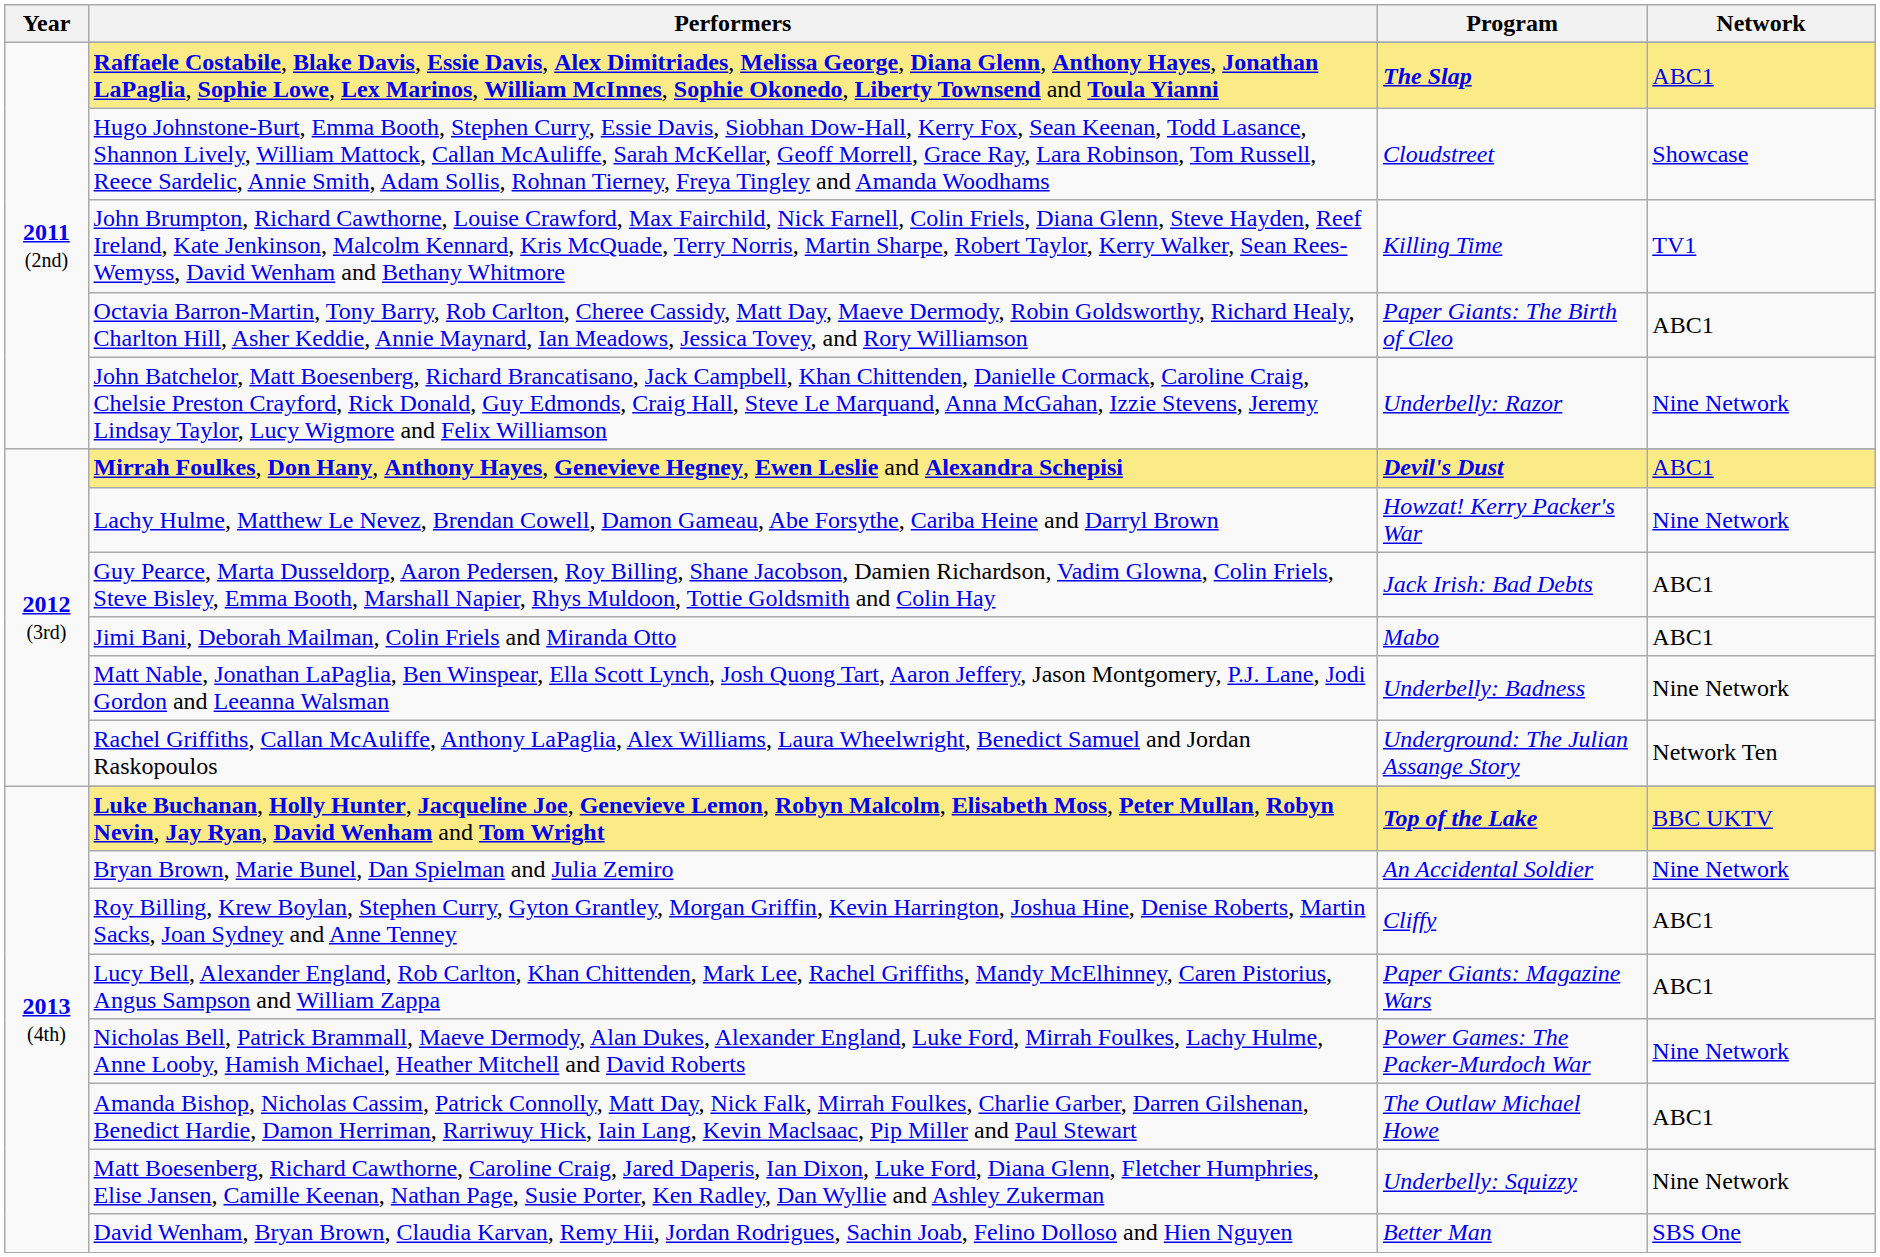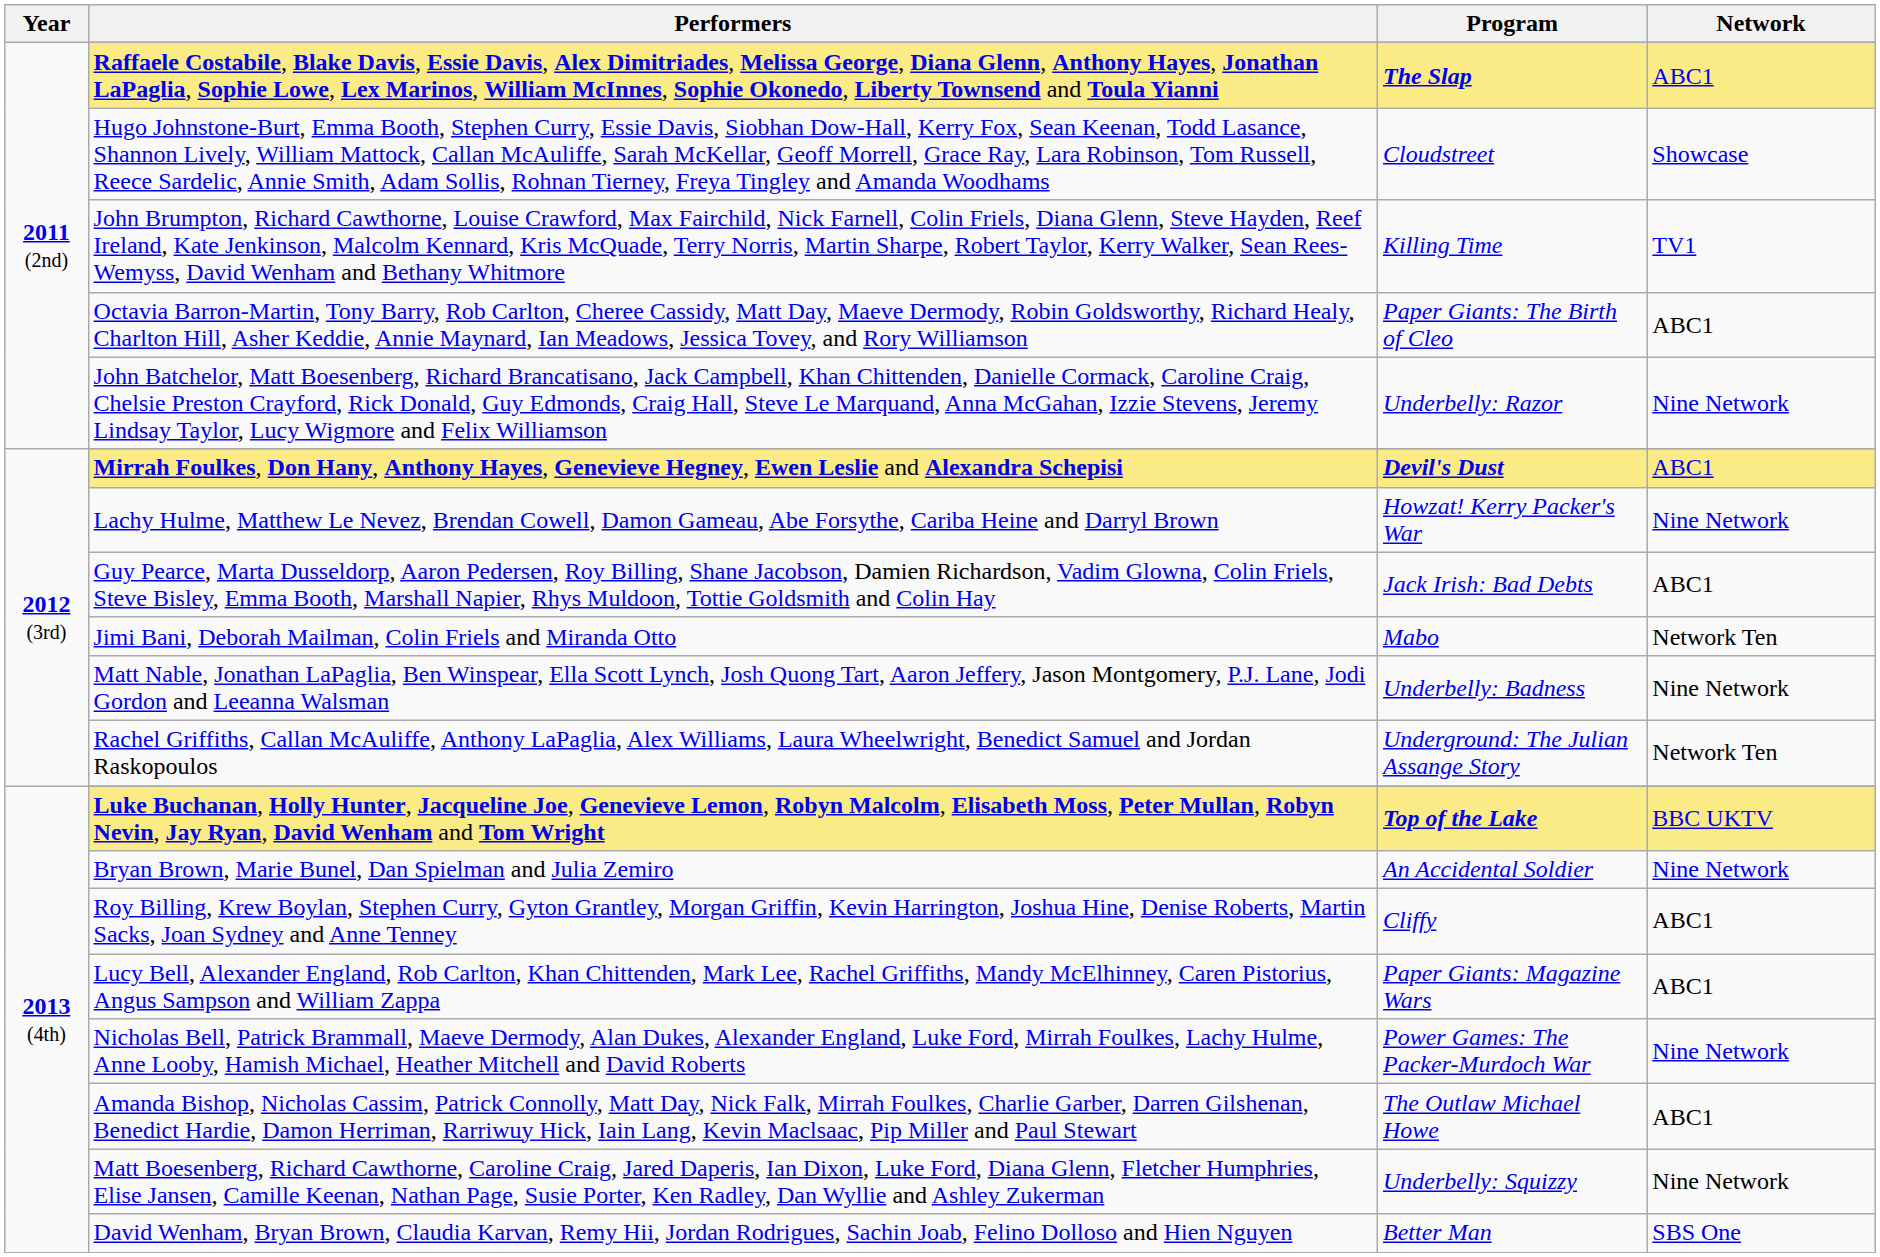(1683, 636) ABC1 -> (1715, 636) Network Ten
